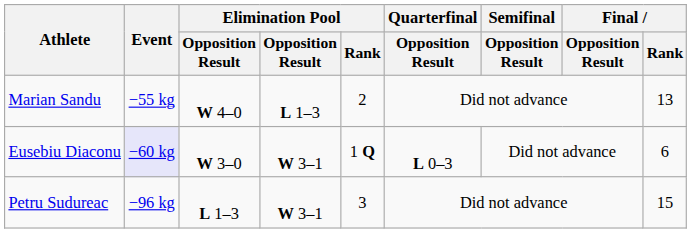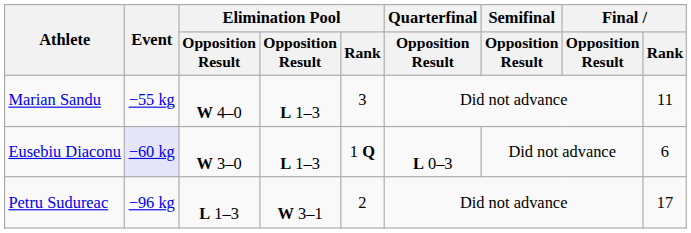(362, 101) 2 -> (362, 101) 3
(665, 101) 13 -> (665, 101) 11
(300, 163) W 3–1 -> (300, 163) L 1–3
(362, 202) 3 -> (362, 202) 2
(665, 202) 15 -> (665, 202) 17
